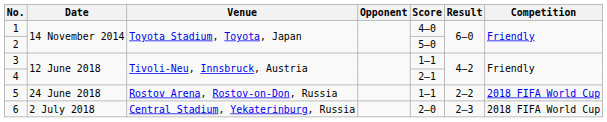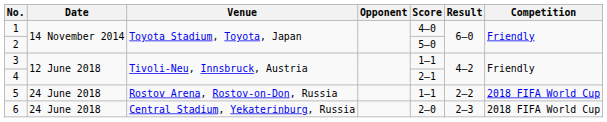(62, 109) 2 July 2018 -> (65, 109) 24 June 2018
